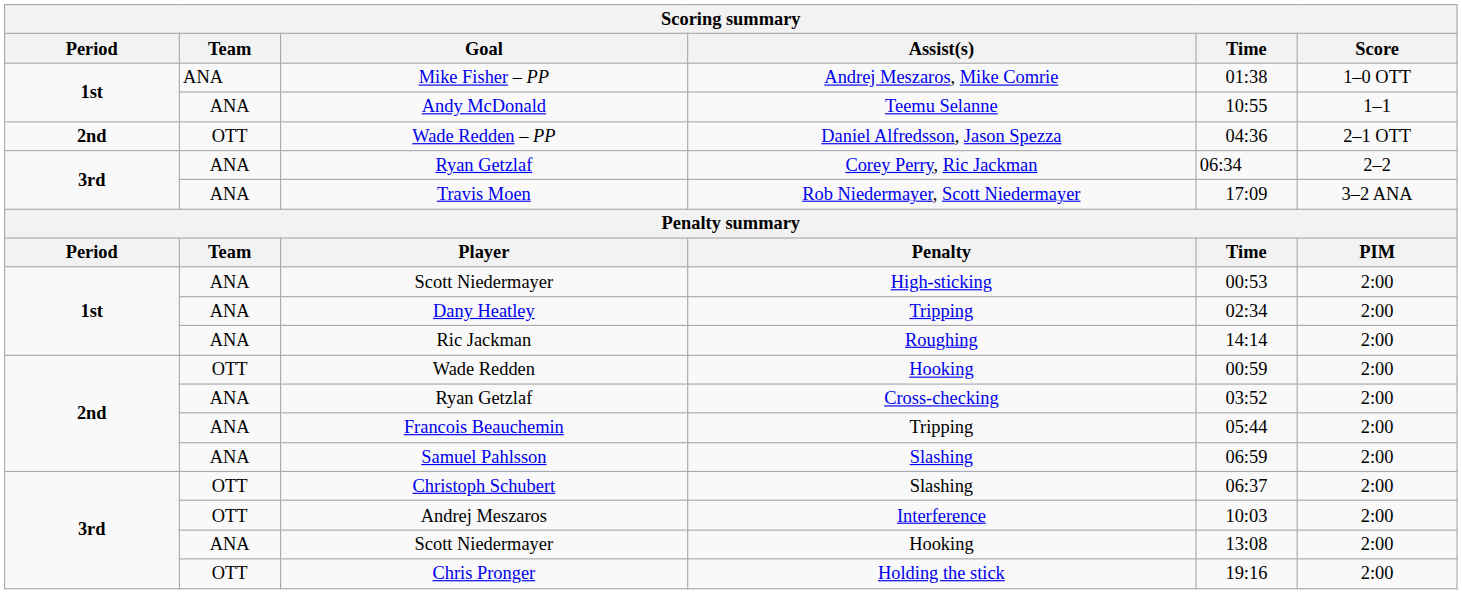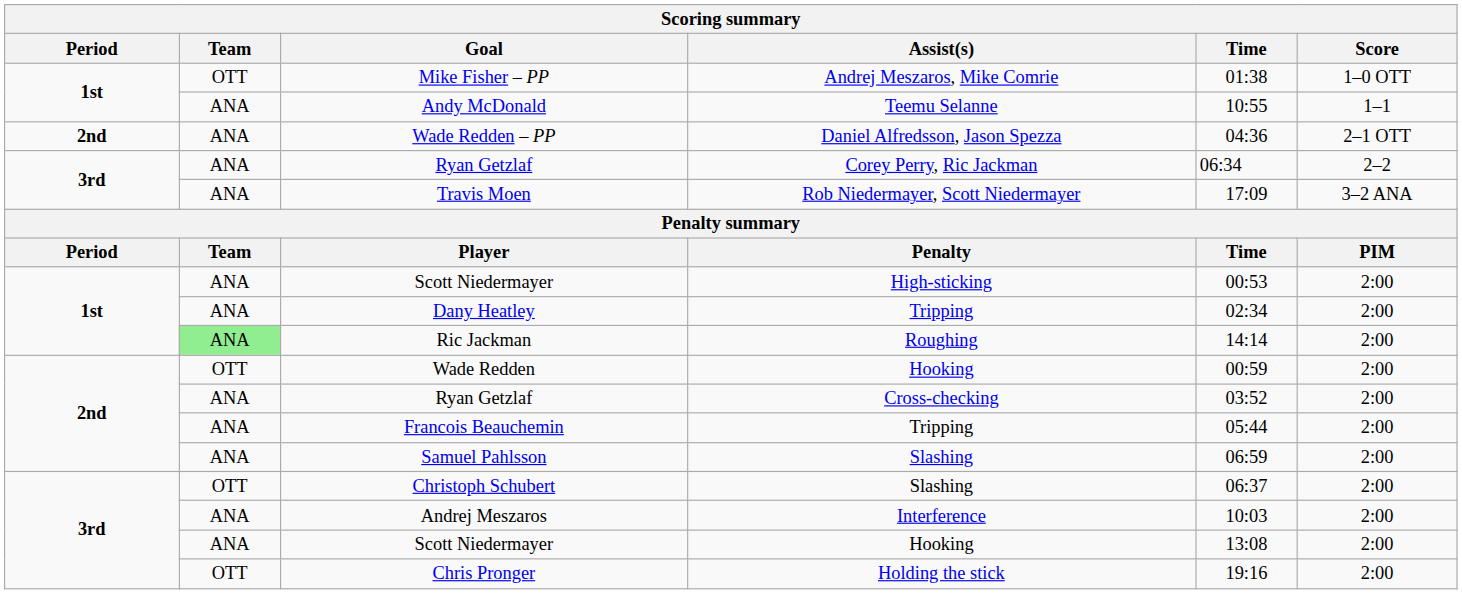(203, 77) ANA -> (230, 77) OTT
(230, 135) OTT -> (230, 135) ANA
(230, 340) no background -> (230, 340) lightgreen background
(230, 515) OTT -> (230, 515) ANA
